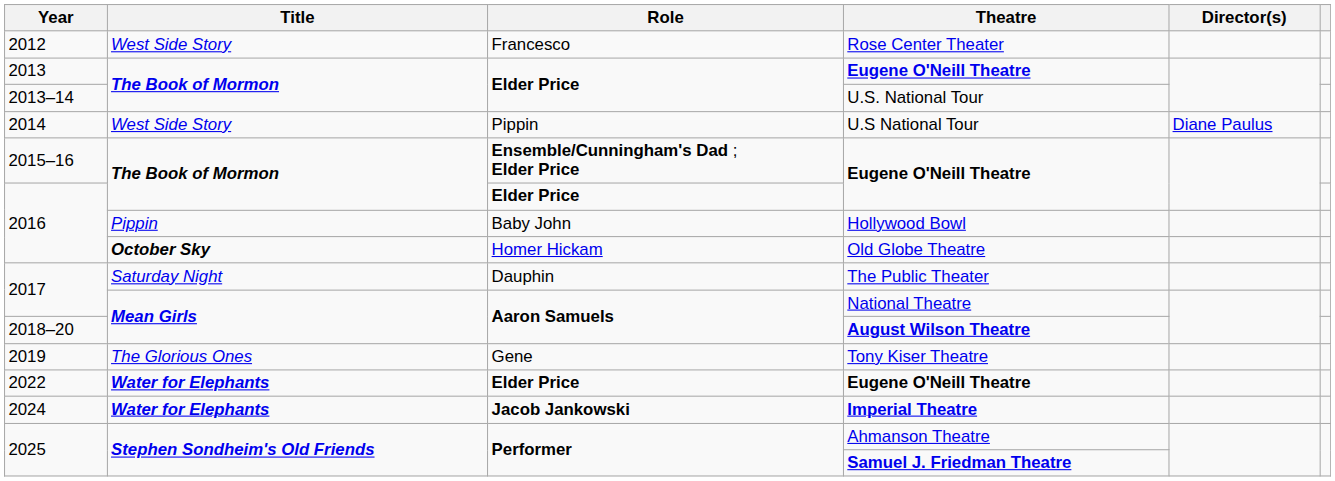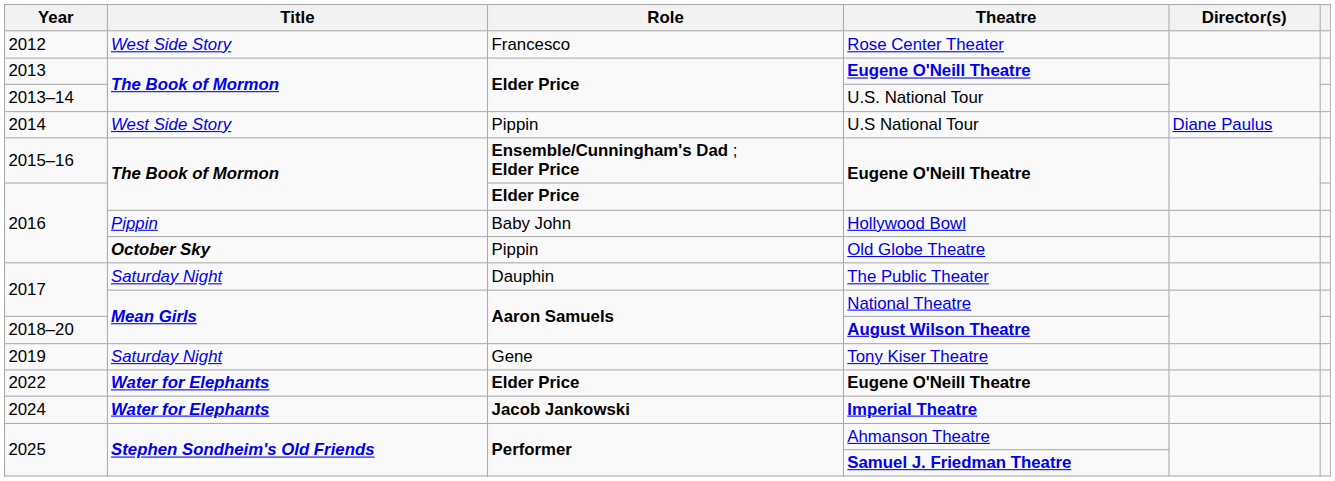(547, 249) Homer Hickam -> (515, 249) Pippin
(182, 356) The Glorious Ones -> (167, 356) Saturday Night
